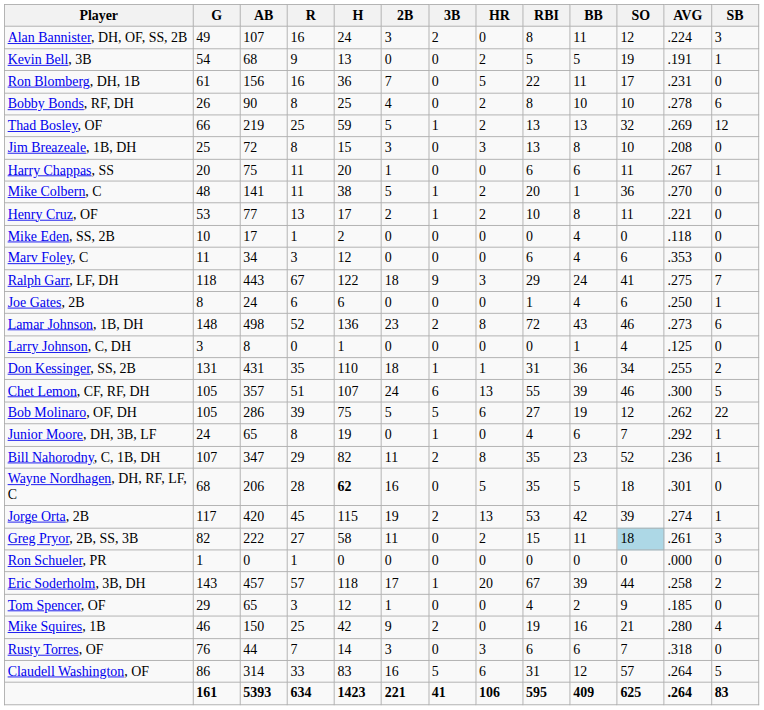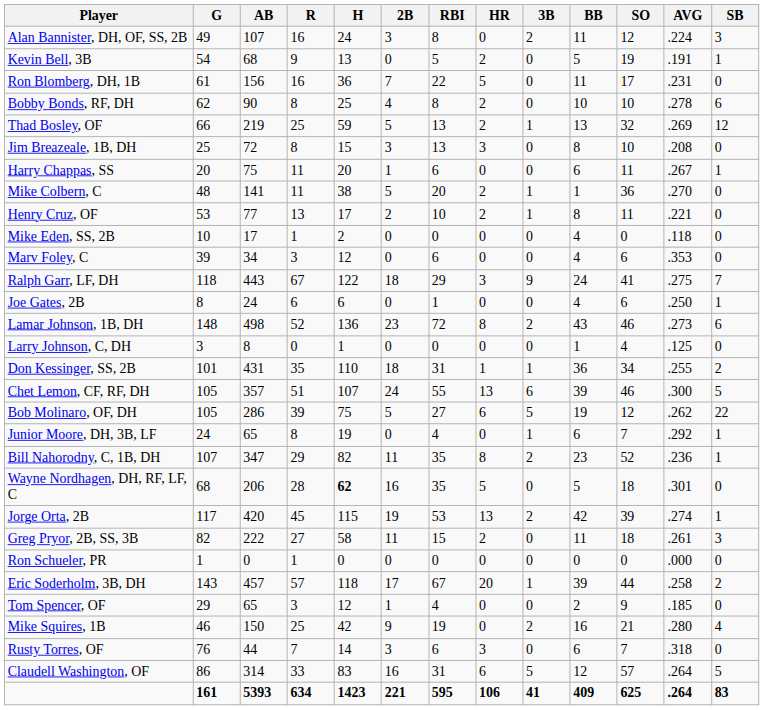columns swapped: (452, 15) <-> (546, 15)
(203, 103) 26 -> (203, 103) 62
(203, 258) 11 -> (203, 258) 39
(207, 368) 131 -> (207, 368) 101
(627, 538) lightblue background -> (627, 538) no background
